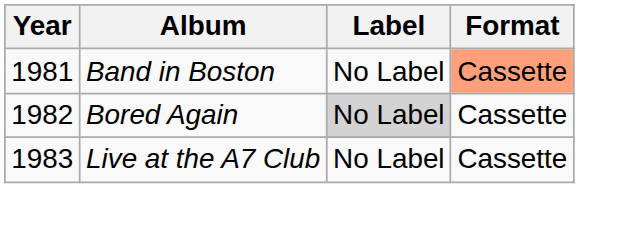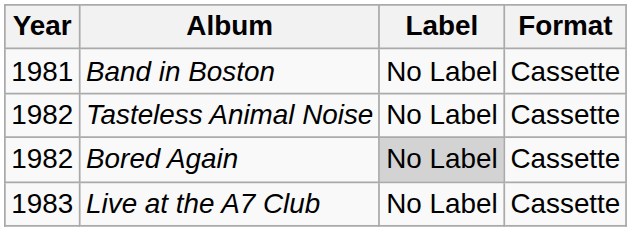(512, 70) lightsalmon background -> (565, 70) no background
+ row: (230, 114)
